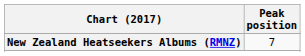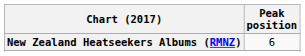(272, 42) 7 -> (272, 42) 6
